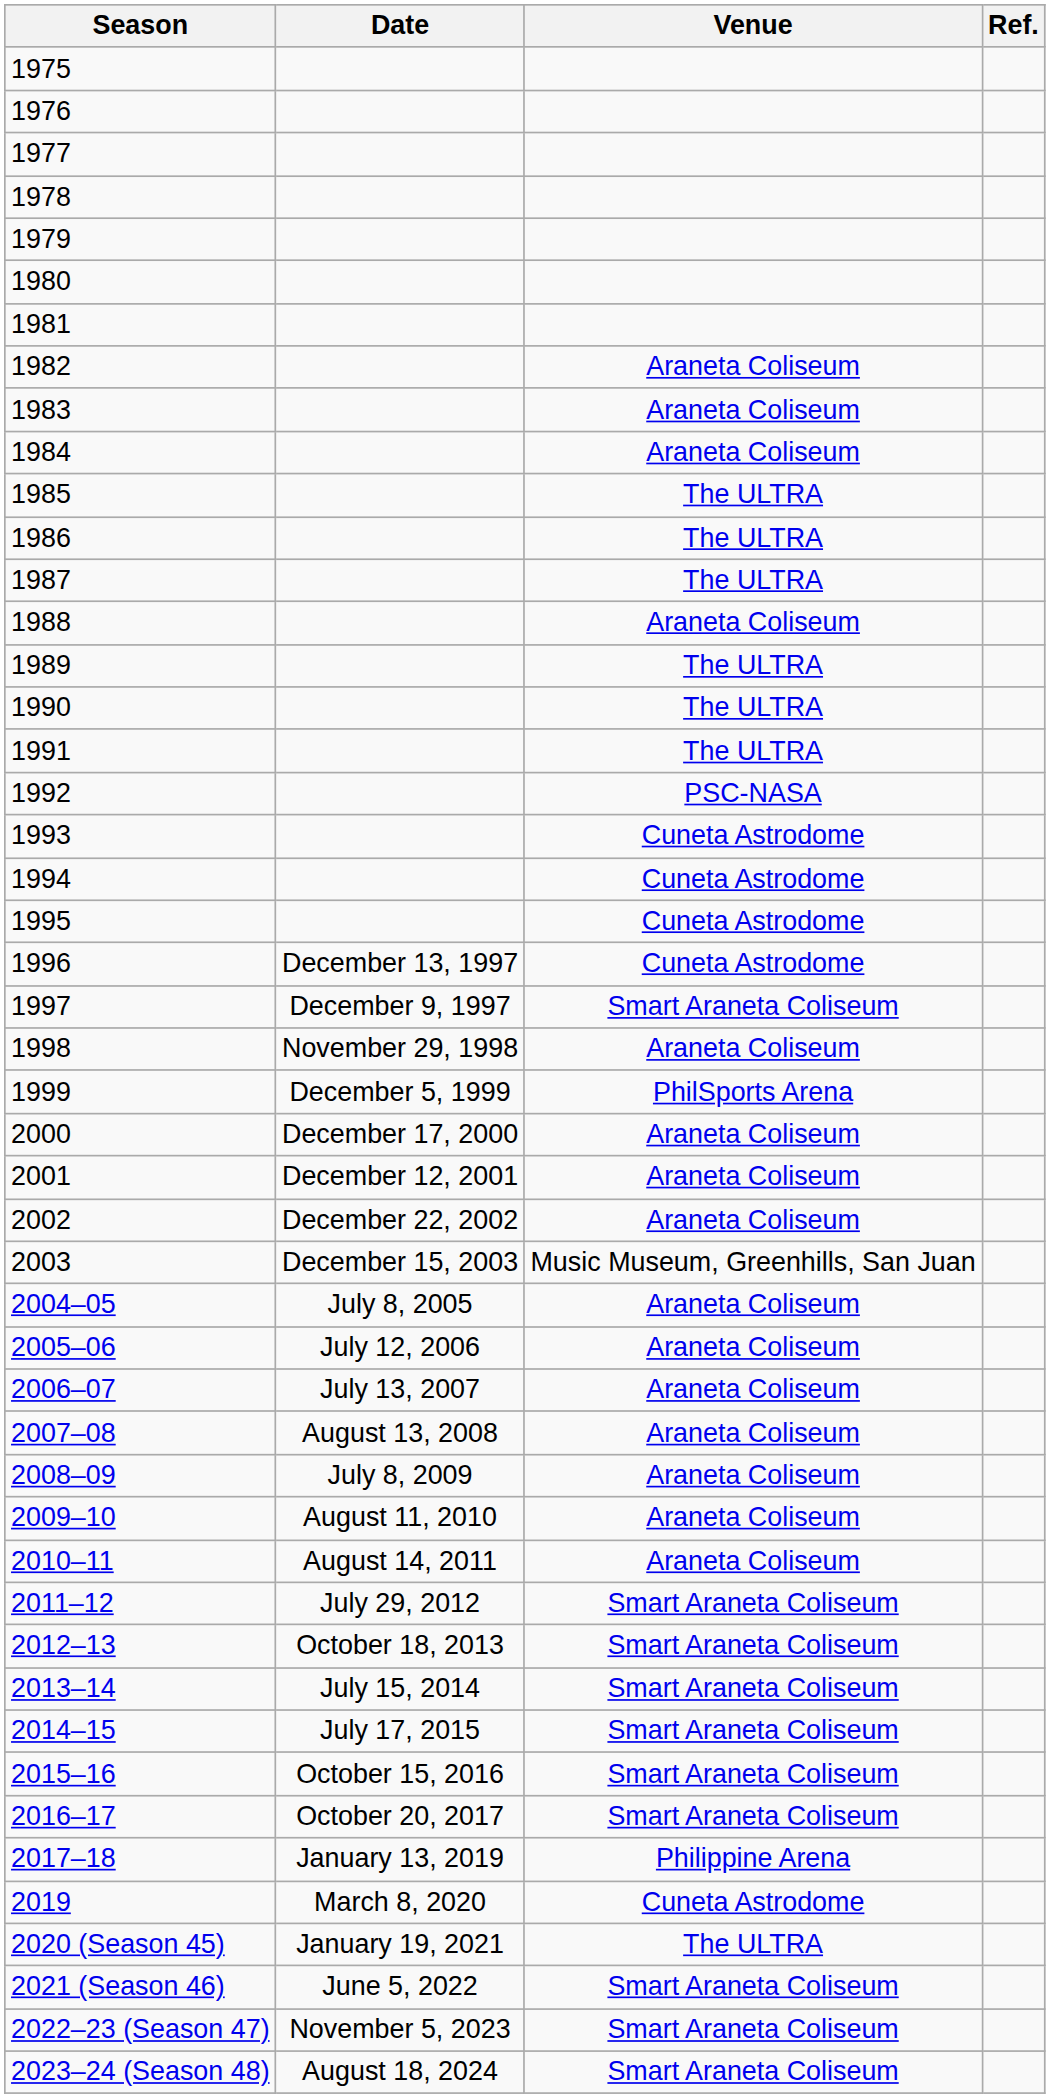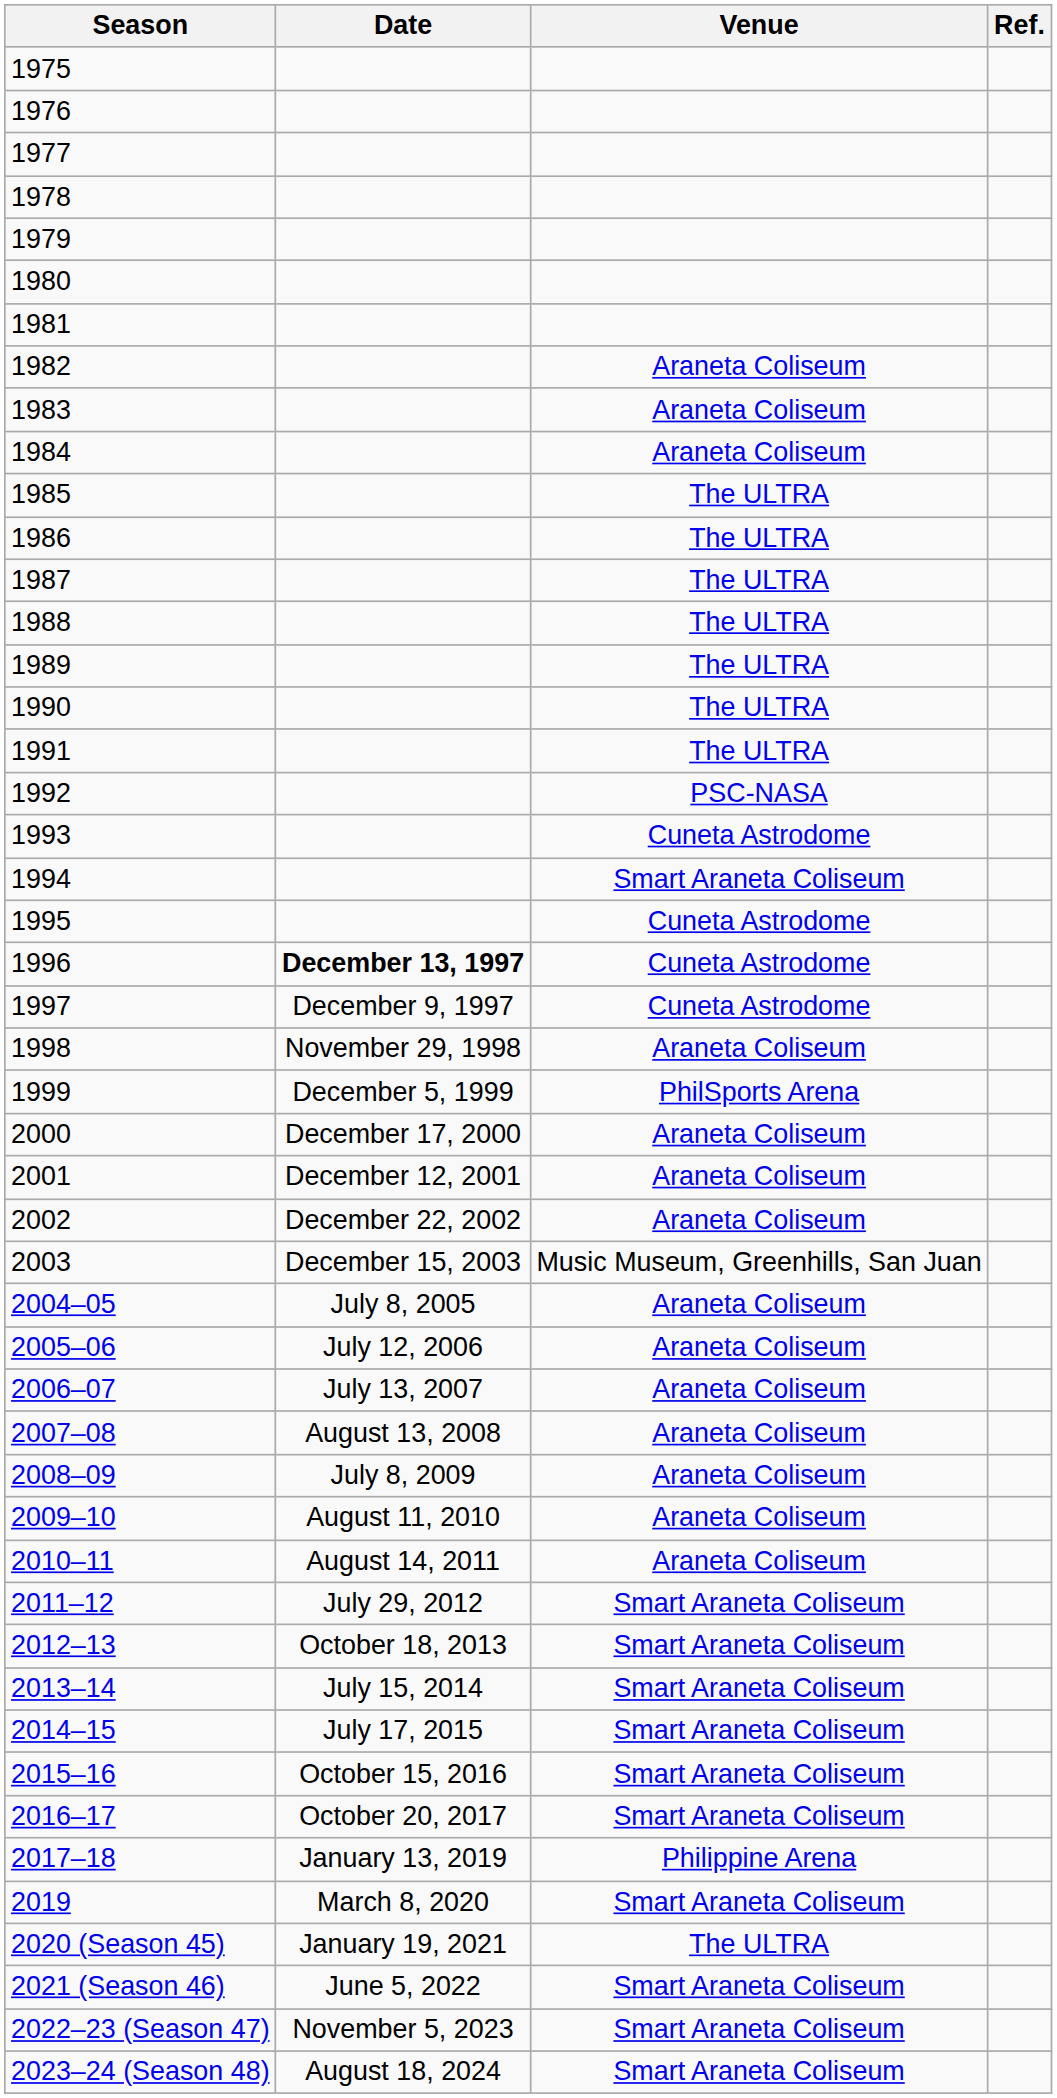(753, 622) Araneta Coliseum -> (759, 622) The ULTRA
(753, 878) Cuneta Astrodome -> (759, 878) Smart Araneta Coliseum
(400, 963) normal -> (403, 963) bold
(753, 1006) Smart Araneta Coliseum -> (759, 1006) Cuneta Astrodome
(753, 1901) Cuneta Astrodome -> (759, 1901) Smart Araneta Coliseum
